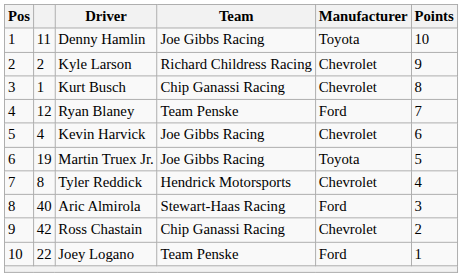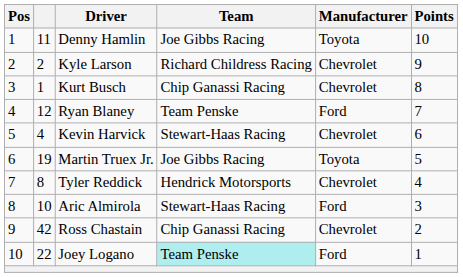(212, 134) Joe Gibbs Racing -> (223, 134) Stewart-Haas Racing
(44, 205) 40 -> (44, 205) 10
(199, 253) no background -> (199, 253) paleturquoise background
